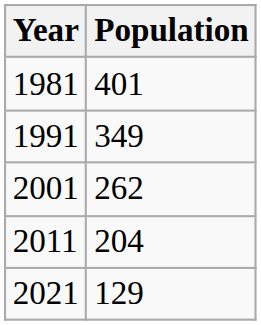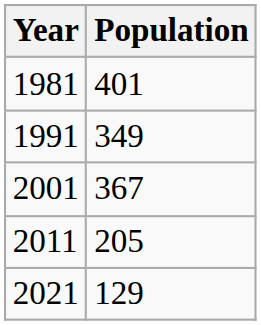(119, 188) 262 -> (119, 188) 367
(119, 240) 204 -> (119, 240) 205
